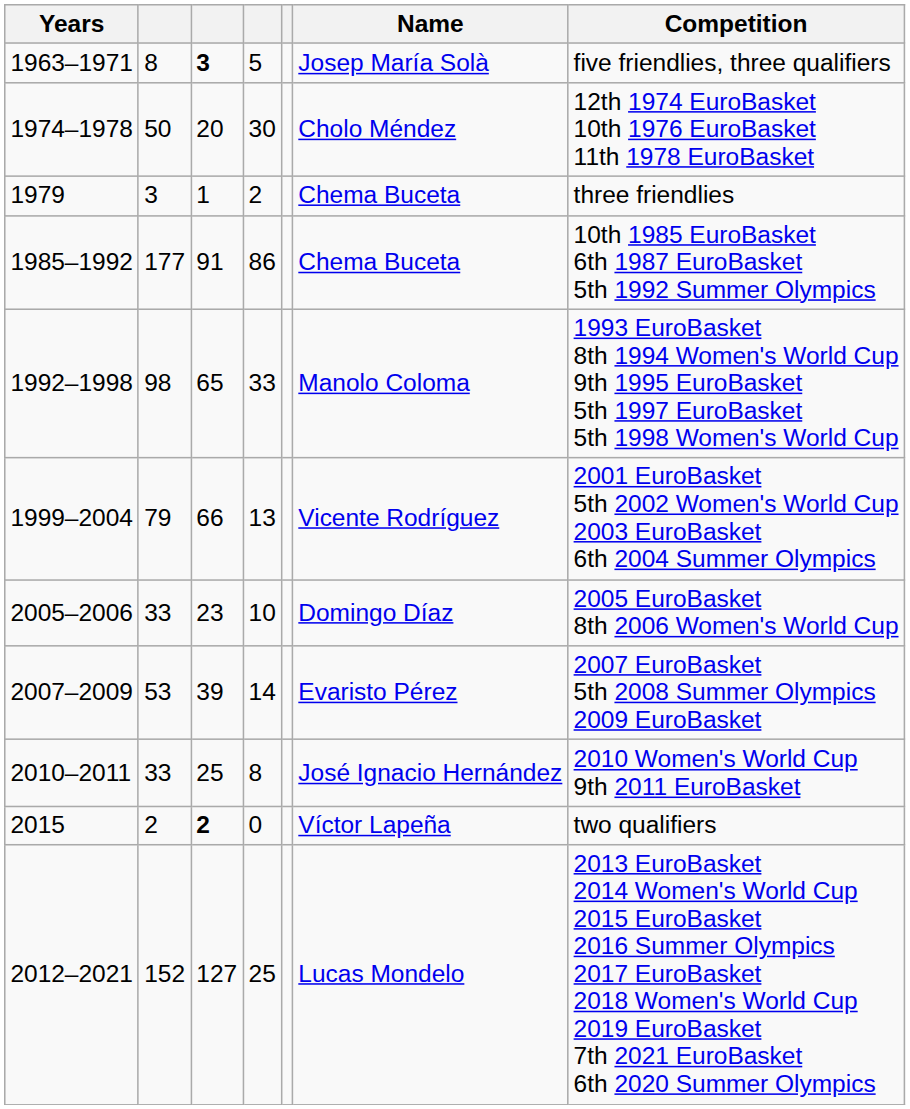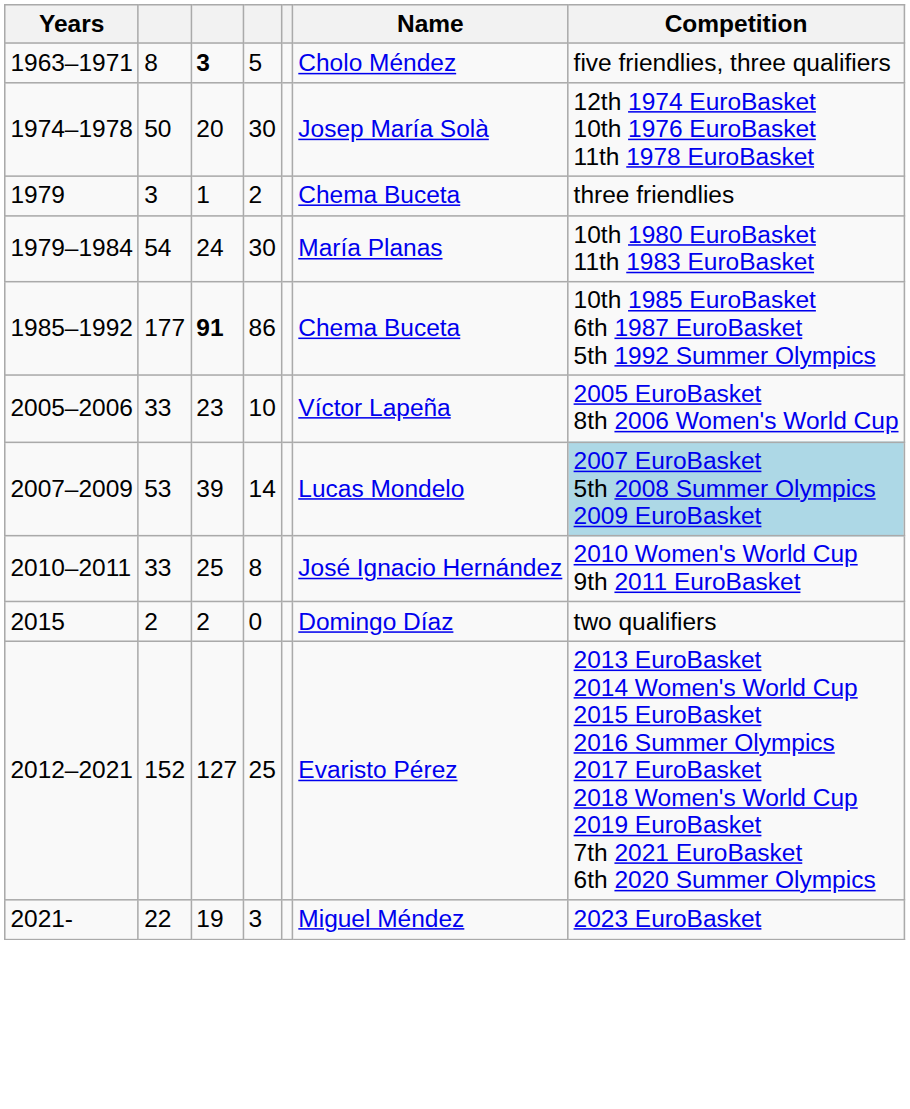(394, 62) Josep María Solà -> (377, 62) Cholo Méndez
(377, 129) Cholo Méndez -> (394, 129) Josep María Solà
+ row: (72, 248)
(210, 261) normal -> (210, 328) bold
- row: (72, 383)
- row: (72, 518)
(376, 612) Domingo Díaz -> (375, 408) Víctor Lapeña
(378, 692) Evaristo Pérez -> (381, 488) Lucas Mondelo
(725, 692) no background -> (725, 488) lightblue background
(203, 825) bold -> (203, 621) normal
(375, 825) Víctor Lapeña -> (376, 621) Domingo Díaz
(381, 974) Lucas Mondelo -> (378, 770) Evaristo Pérez
+ row: (42, 919)
